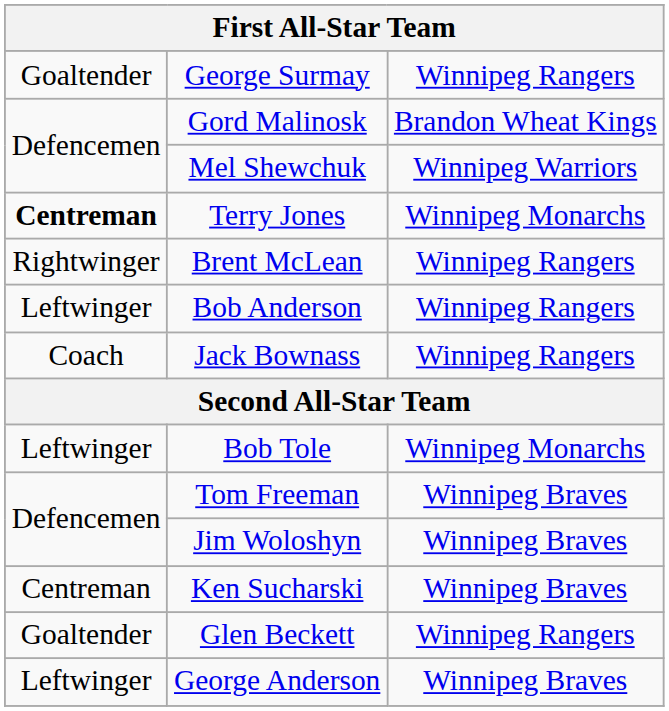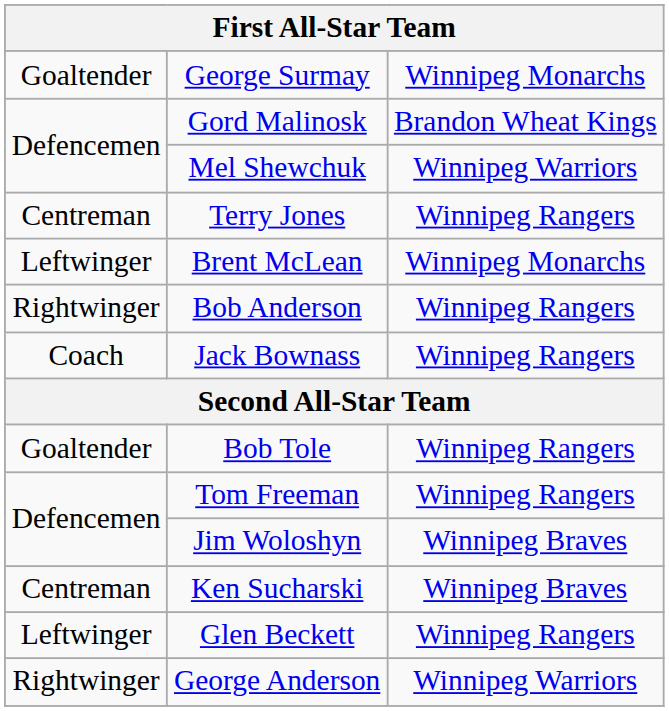(525, 74) Winnipeg Rangers -> (525, 74) Winnipeg Monarchs
(86, 214) bold -> (86, 214) normal
(525, 214) Winnipeg Monarchs -> (525, 214) Winnipeg Rangers
(86, 261) Rightwinger -> (86, 261) Leftwinger
(525, 261) Winnipeg Rangers -> (525, 261) Winnipeg Monarchs
(86, 307) Leftwinger -> (86, 307) Rightwinger
(86, 448) Leftwinger -> (86, 448) Goaltender
(525, 448) Winnipeg Monarchs -> (525, 448) Winnipeg Rangers
(525, 494) Winnipeg Braves -> (525, 494) Winnipeg Rangers
(86, 634) Goaltender -> (86, 634) Leftwinger
(86, 681) Leftwinger -> (86, 681) Rightwinger
(525, 681) Winnipeg Braves -> (525, 681) Winnipeg Warriors
